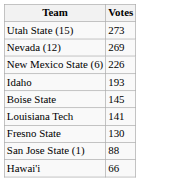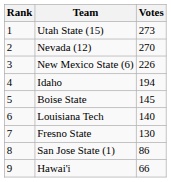+ column: (20, 13)
(116, 47) 269 -> (147, 47) 270
(116, 82) 193 -> (147, 82) 194
(116, 116) 141 -> (147, 116) 140
(114, 151) 88 -> (144, 151) 86
